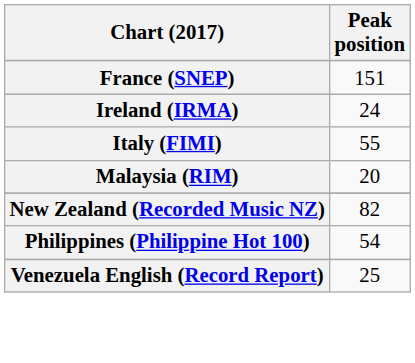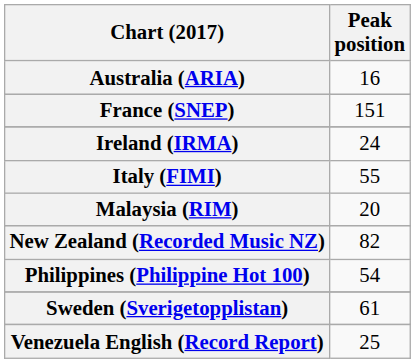+ row: (167, 77)
+ row: (167, 308)
